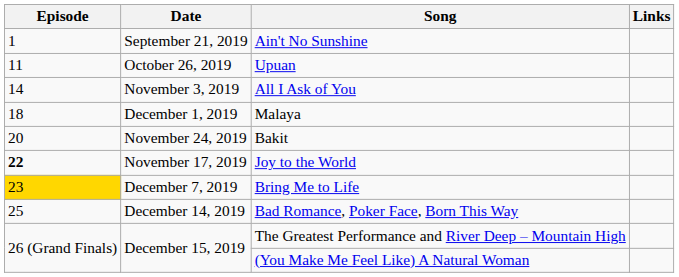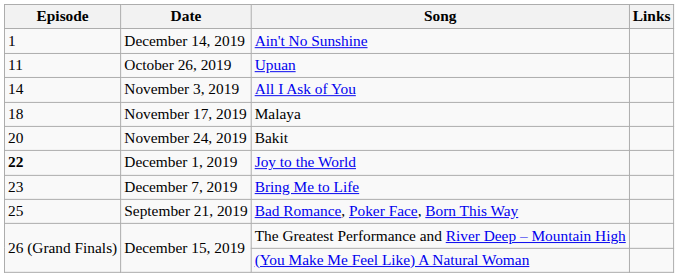(186, 41) September 21, 2019 -> (185, 41) December 14, 2019
(181, 114) December 1, 2019 -> (186, 114) November 17, 2019
(186, 162) November 17, 2019 -> (181, 162) December 1, 2019
(16, 187) gold background -> (16, 187) no background
(185, 211) December 14, 2019 -> (186, 211) September 21, 2019
